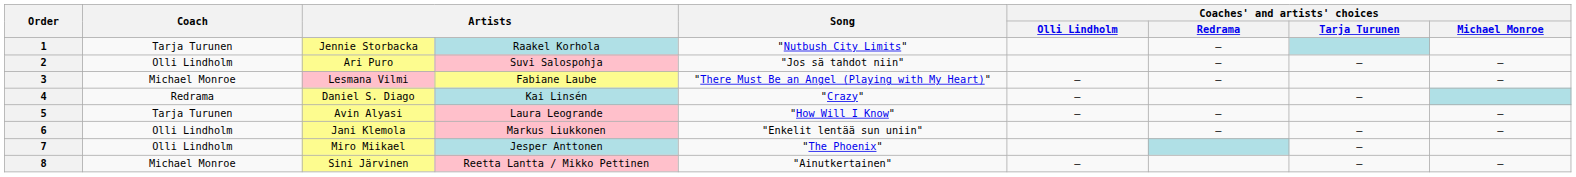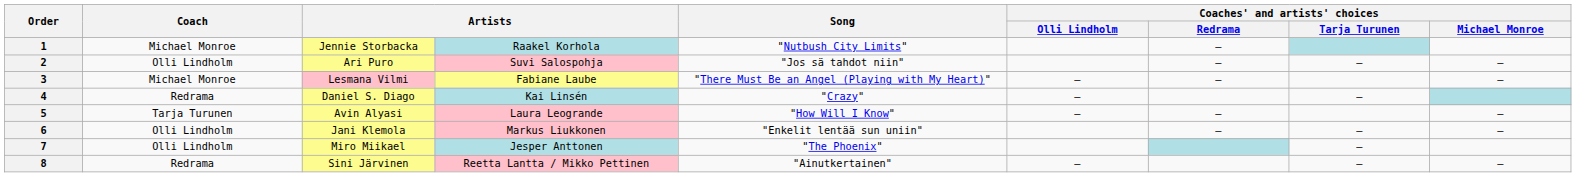(192, 46) Tarja Turunen -> (192, 46) Michael Monroe
(192, 163) Michael Monroe -> (192, 163) Redrama
